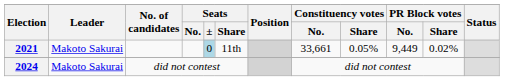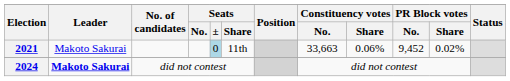(316, 48) 33,661 -> (322, 48) 33,663
(364, 48) 0.05% -> (370, 48) 0.06%
(405, 48) 9,449 -> (411, 48) 9,452
(87, 66) normal -> (90, 66) bold
